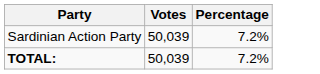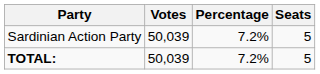+ column: (293, 15)
